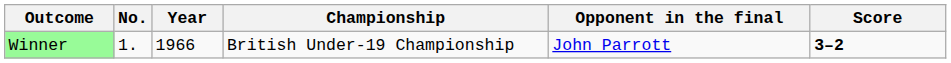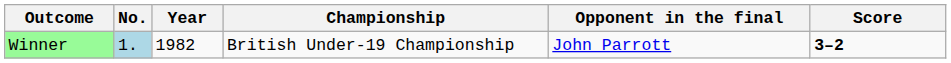(128, 45) no background -> (128, 45) lightblue background
(175, 45) 1966 -> (175, 45) 1982
